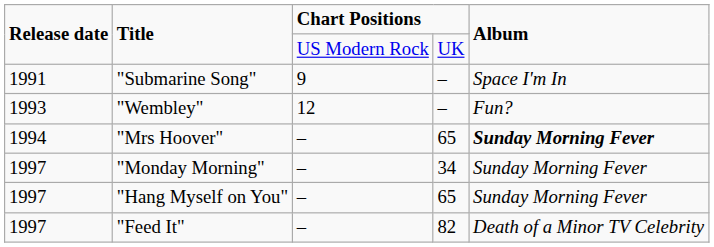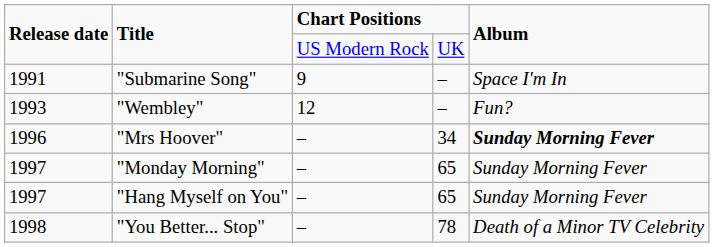(28, 138) 1994 -> (28, 138) 1996
(447, 138) 65 -> (447, 138) 34
(447, 167) 34 -> (447, 167) 65
- row: (151, 227)
+ row: (191, 227)
